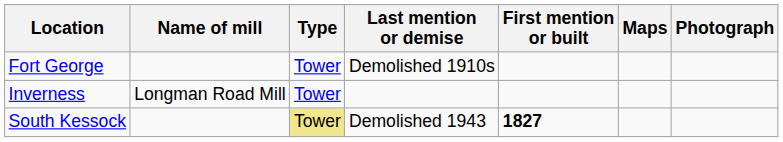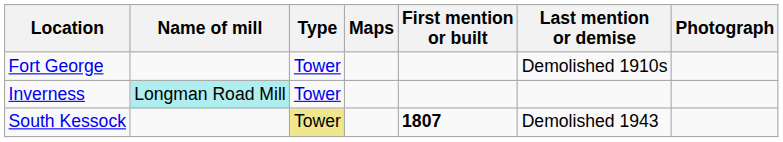columns swapped: (645, 28) <-> (422, 28)
(210, 94) no background -> (210, 94) paleturquoise background
(522, 121) 1827 -> (422, 121) 1807
